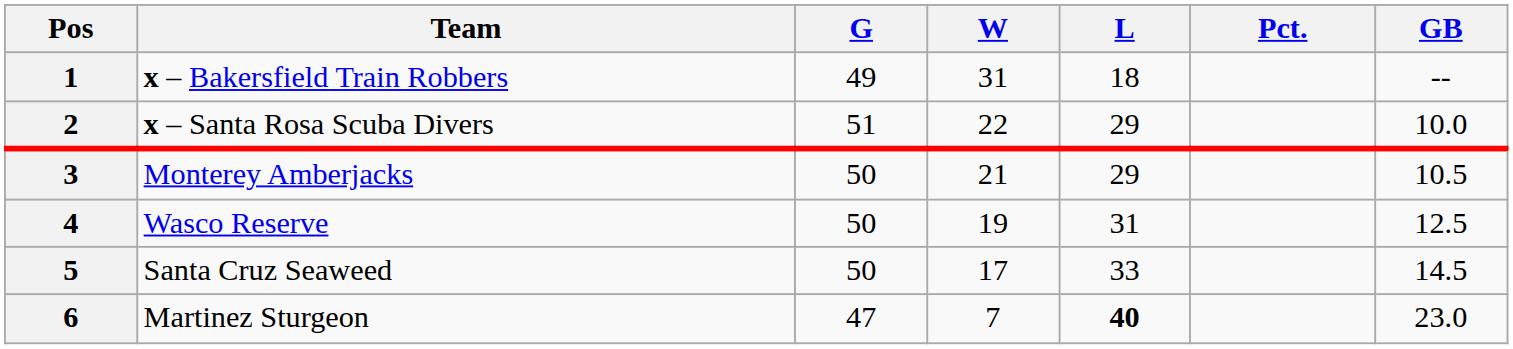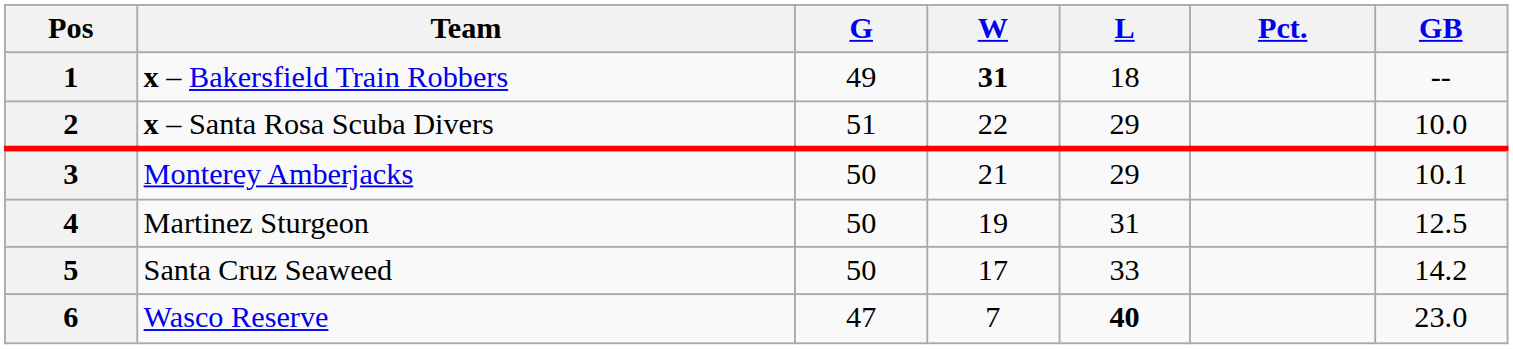(993, 76) normal -> (993, 76) bold
(1441, 174) 10.5 -> (1441, 174) 10.1
(236, 222) Wasco Reserve -> (256, 222) Martinez Sturgeon
(1441, 270) 14.5 -> (1441, 270) 14.2
(256, 318) Martinez Sturgeon -> (236, 318) Wasco Reserve
